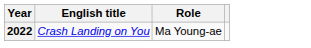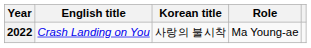+ column: (191, 13)
